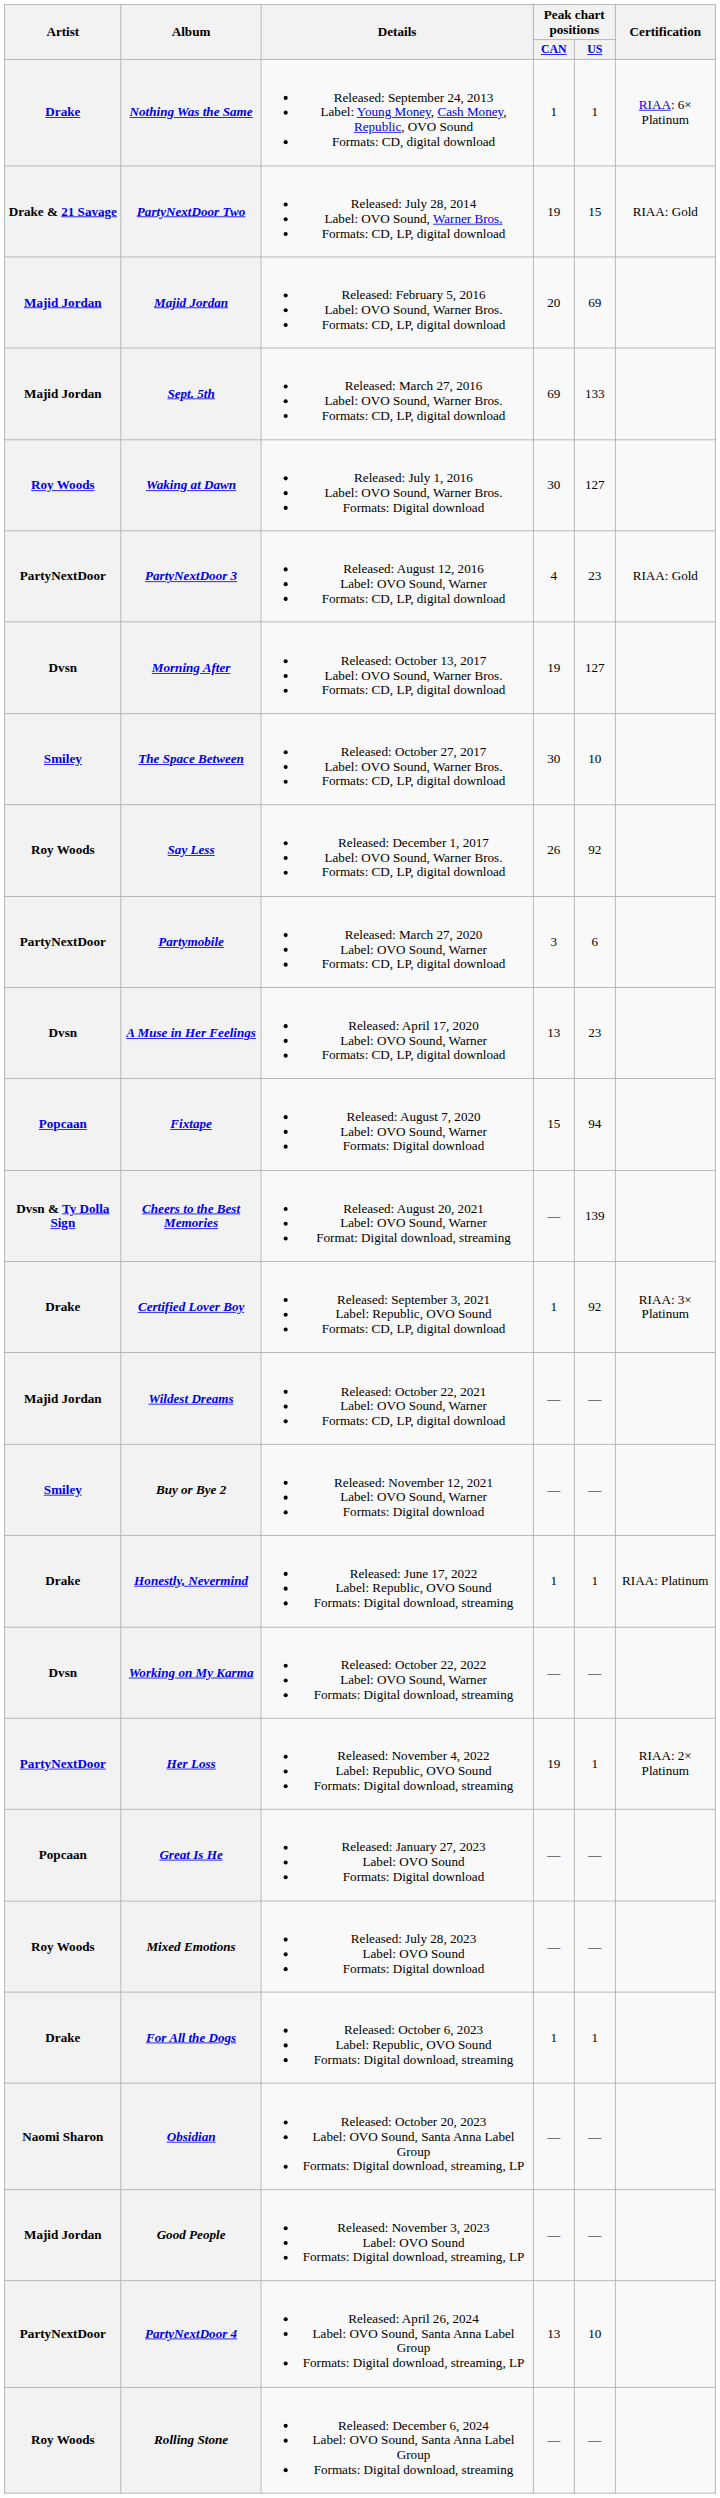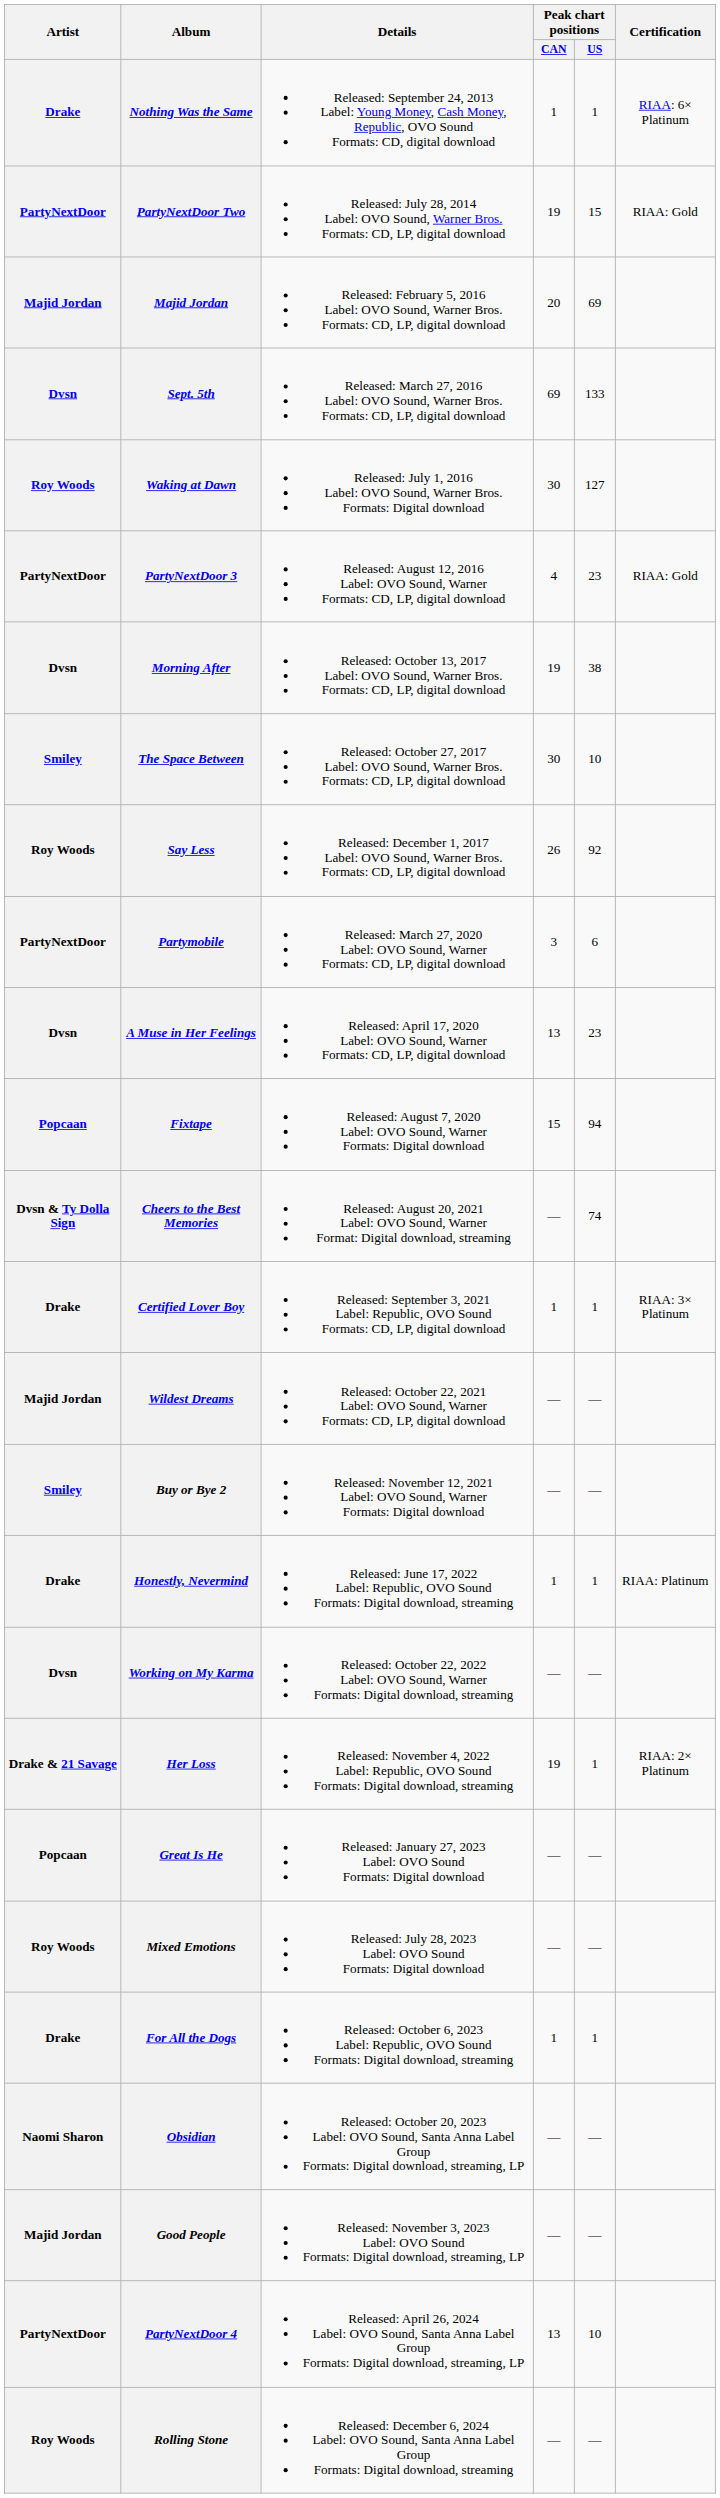(63, 211) Drake & 21 Savage -> (63, 211) PartyNextDoor
(63, 393) Majid Jordan -> (63, 393) Dvsn
(595, 667) 127 -> (595, 667) 38
(595, 1215) 139 -> (595, 1215) 74
(595, 1307) 92 -> (595, 1307) 1
(63, 1763) PartyNextDoor -> (63, 1763) Drake & 21 Savage
